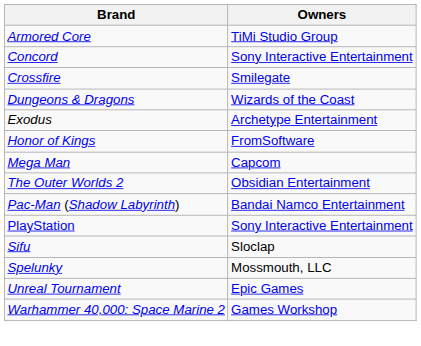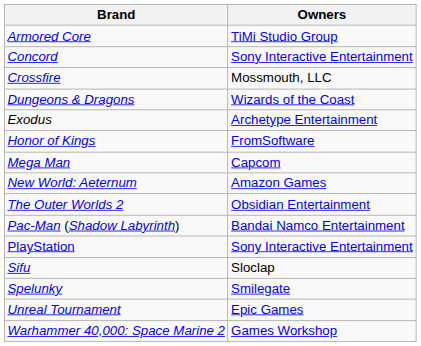(261, 78) Smilegate -> (281, 78) Mossmouth, LLC
+ row: (72, 183)
(281, 267) Mossmouth, LLC -> (261, 288) Smilegate
